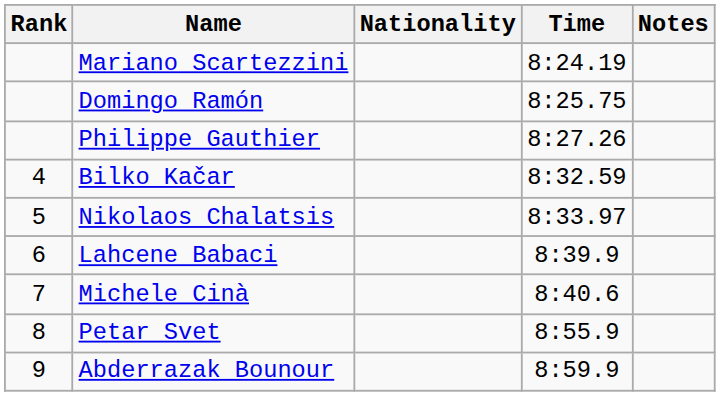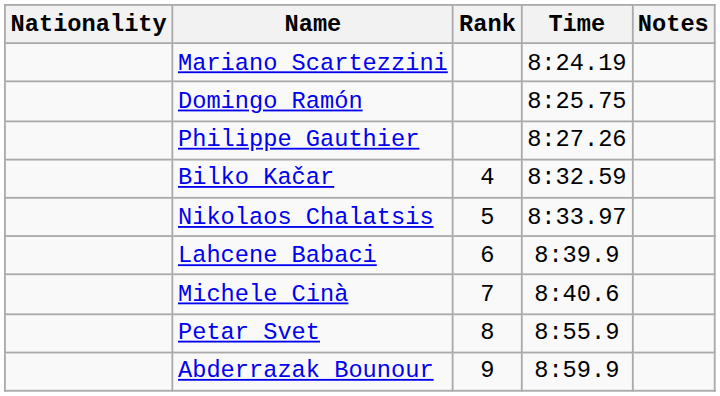columns swapped: (39, 24) <-> (438, 24)
